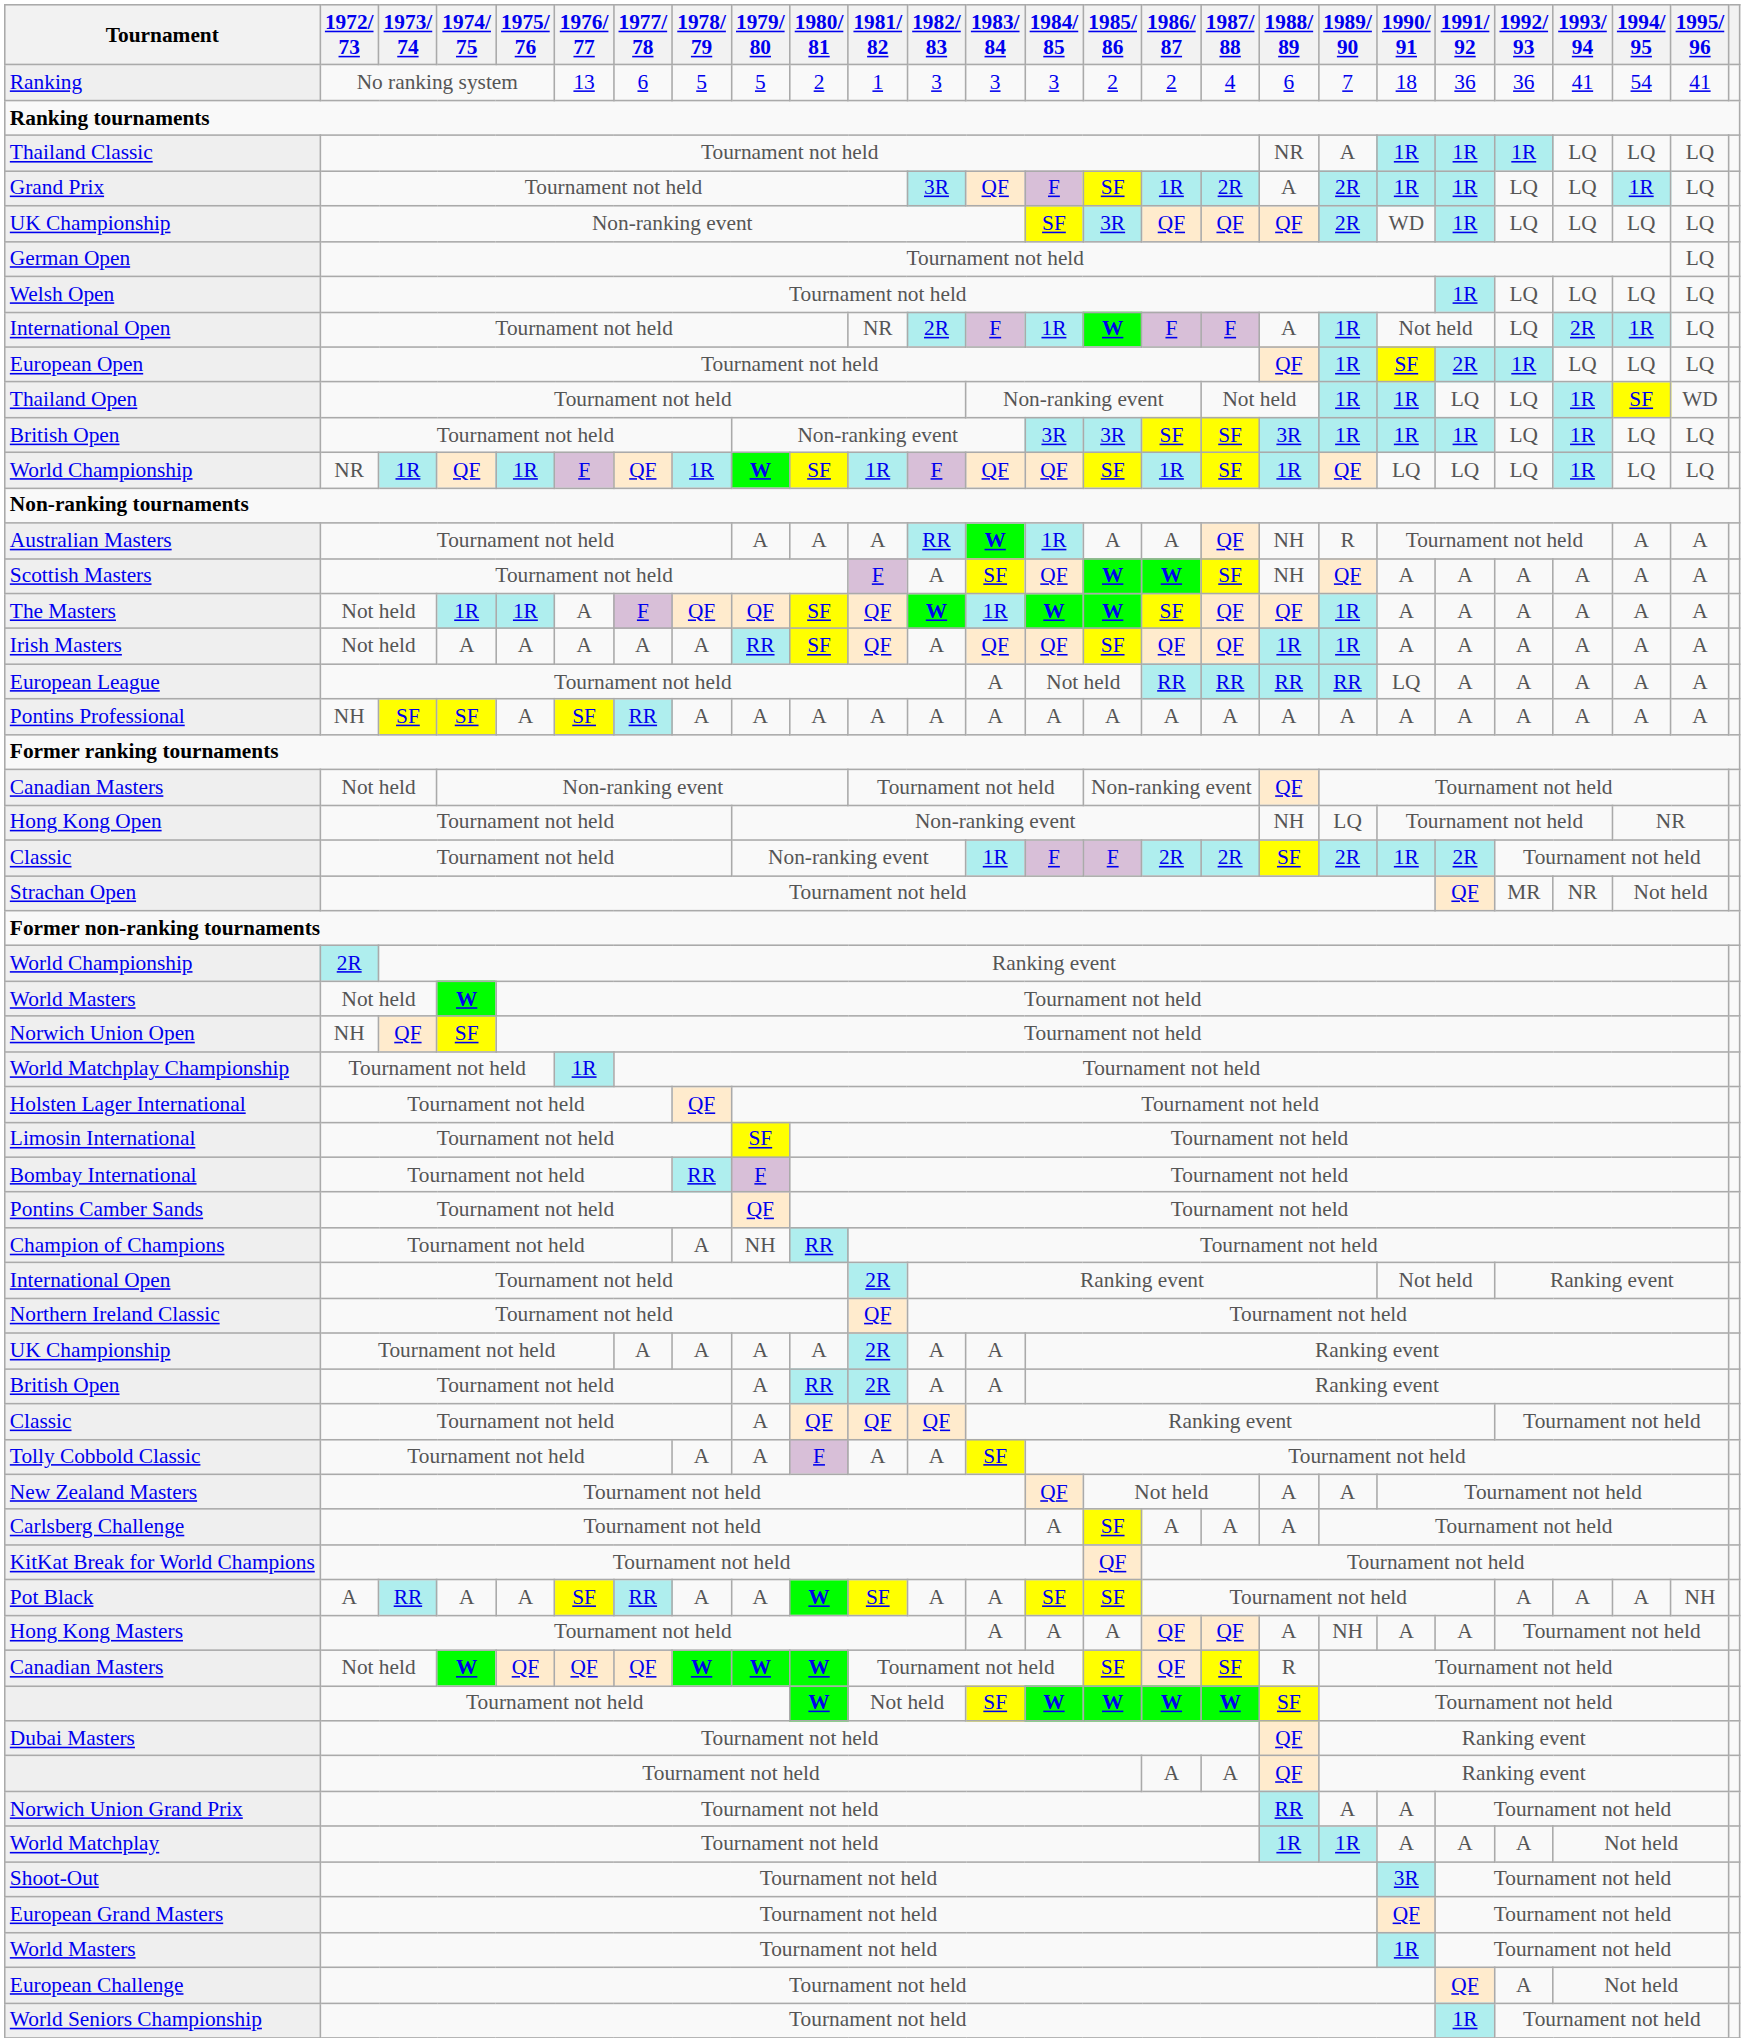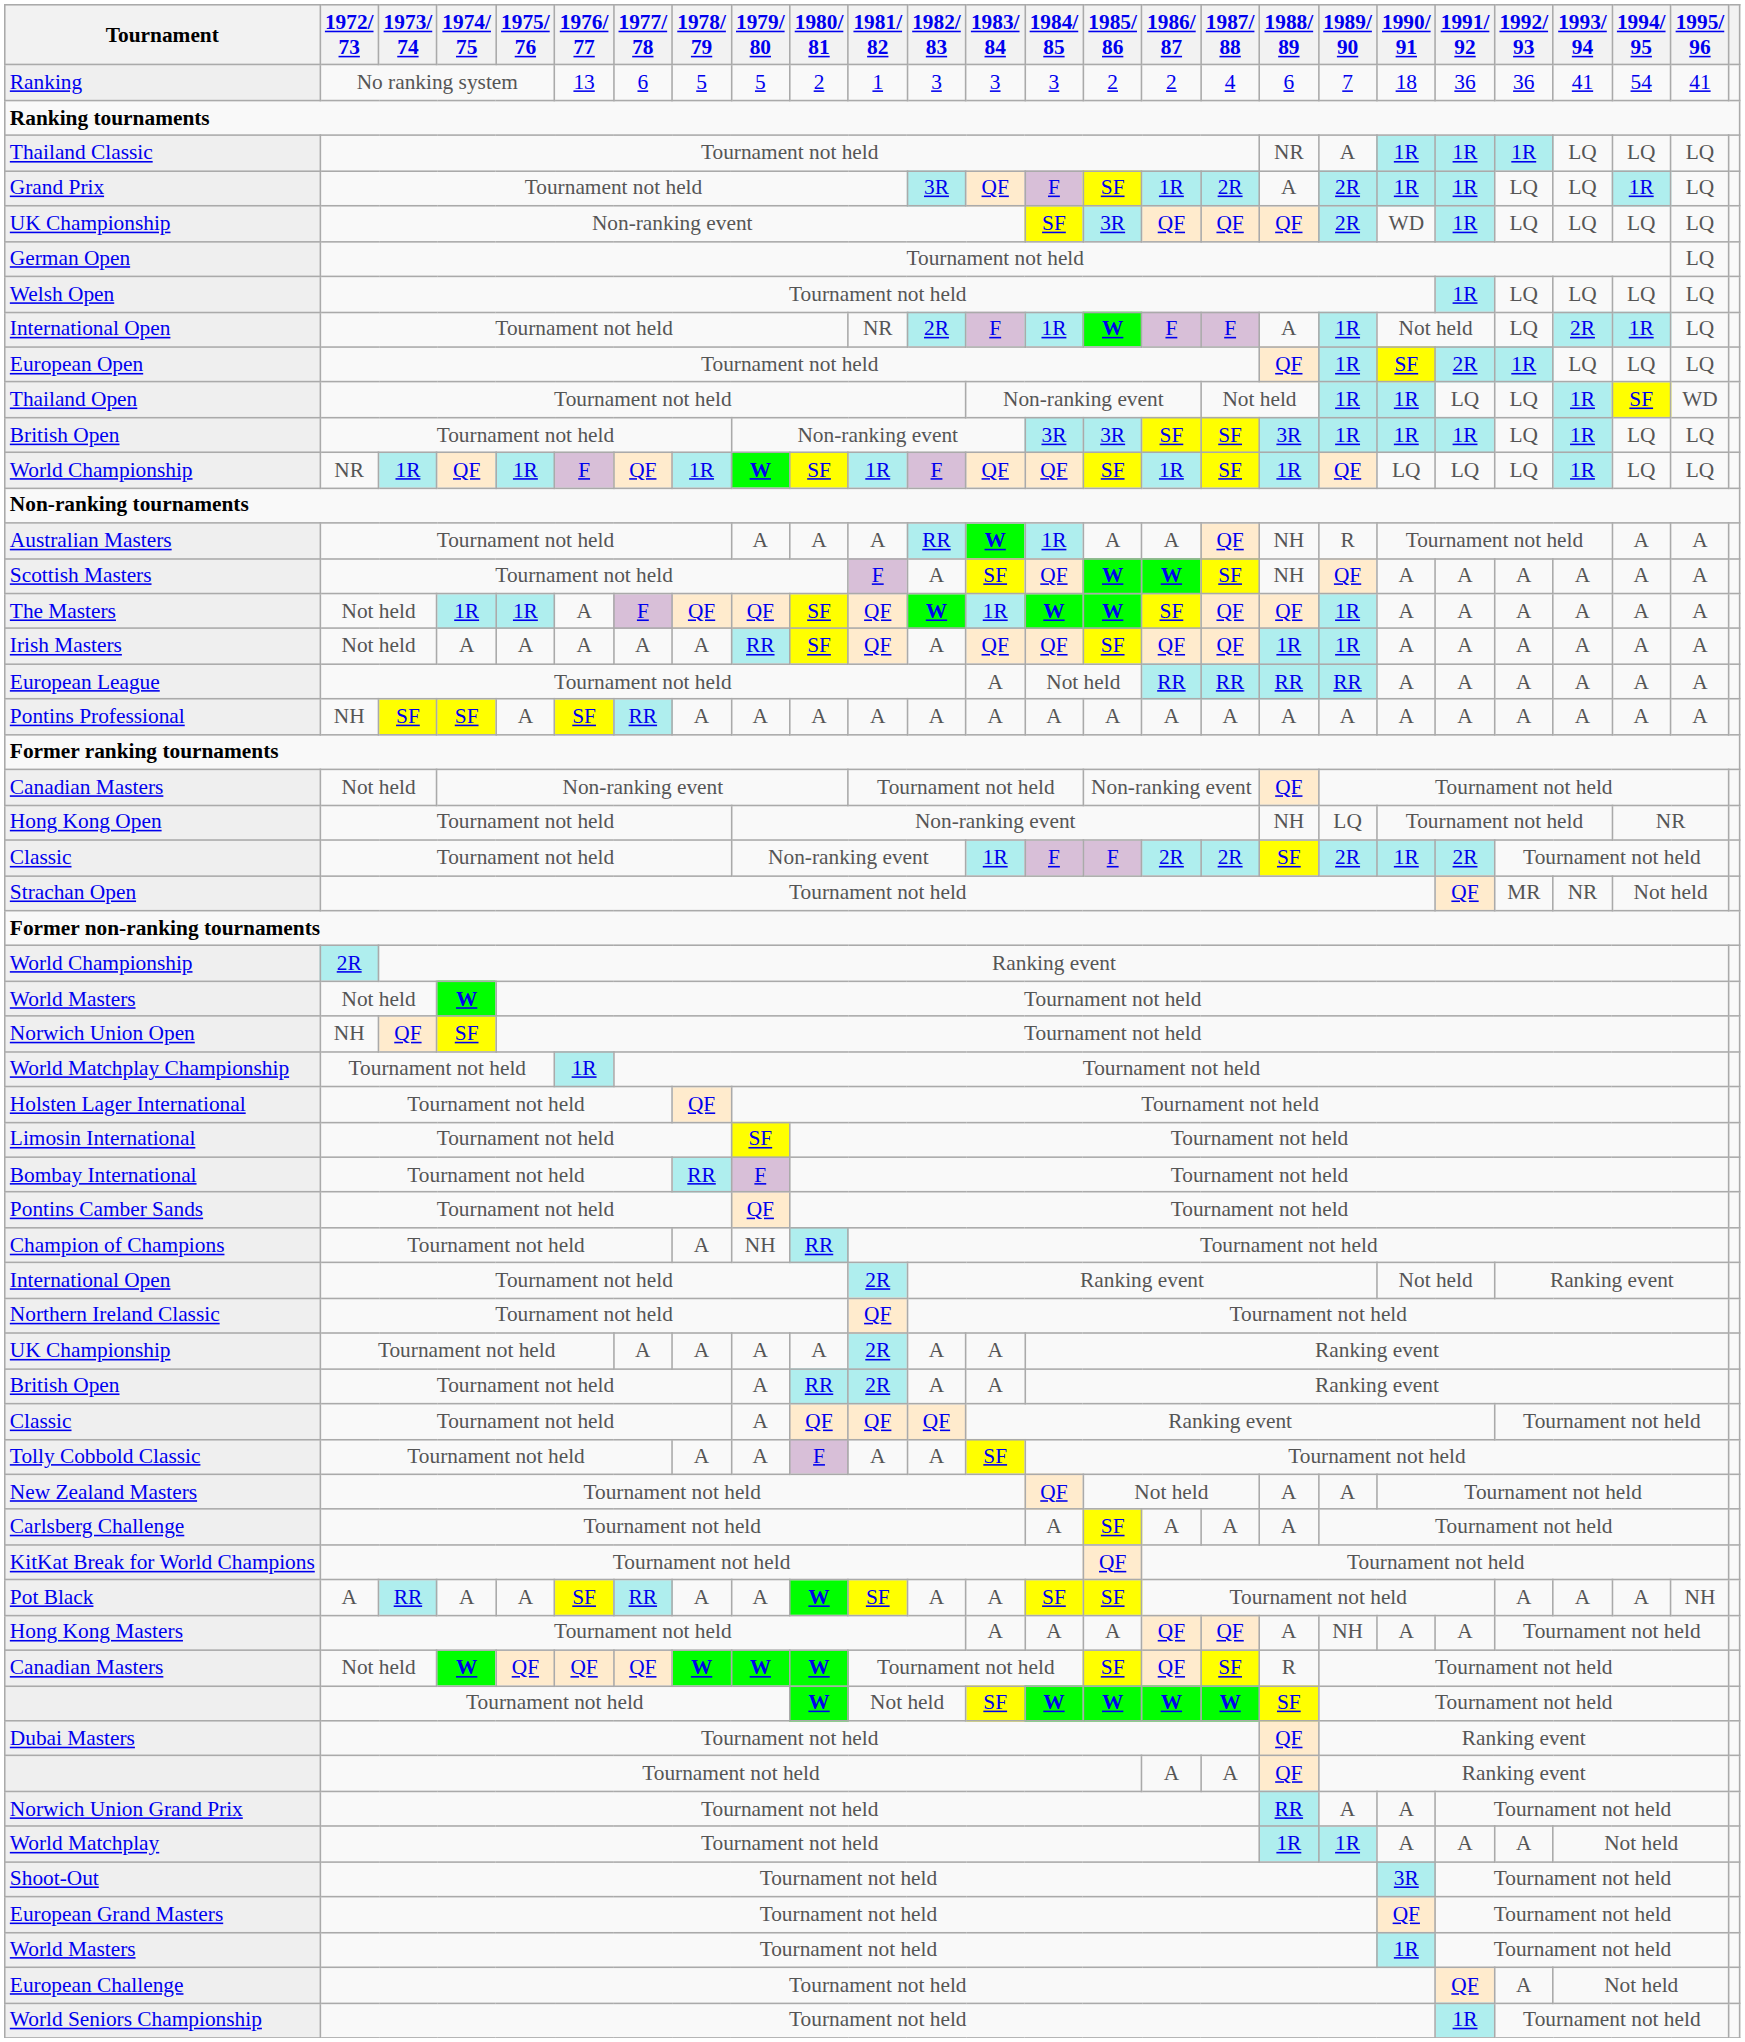(1406, 680) LQ -> (1406, 680) A
